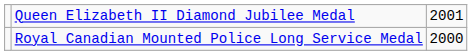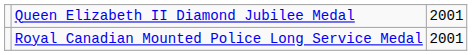(447, 39) 2000 -> (447, 39) 2001
